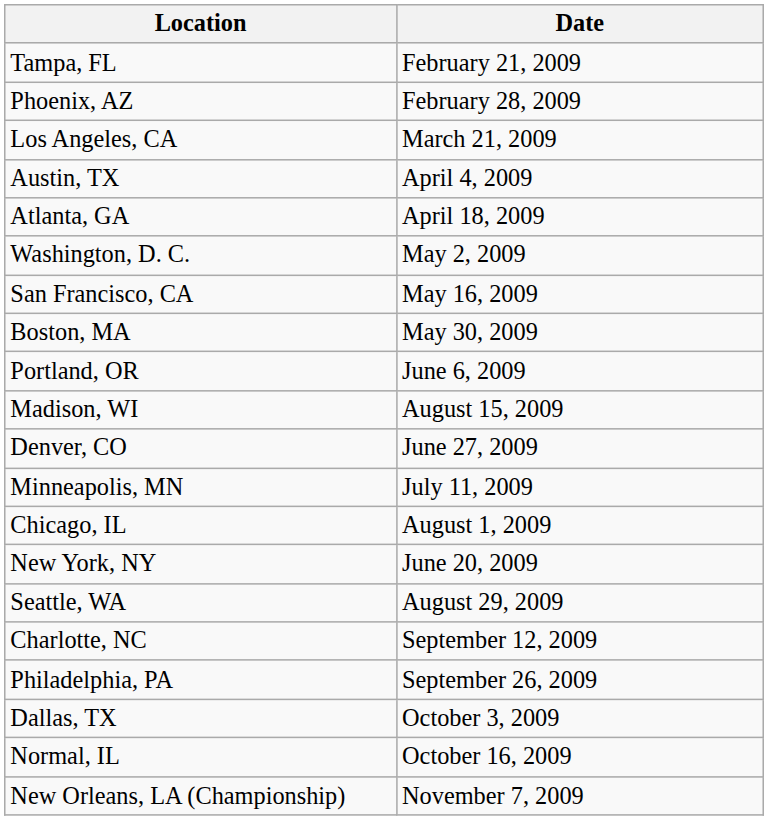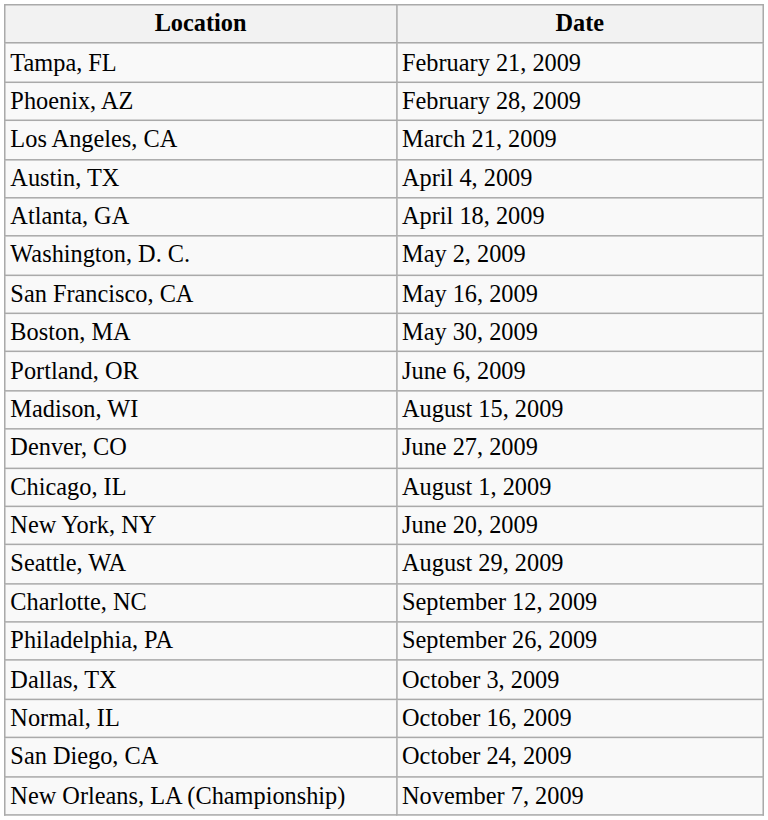- row: (97, 486)
+ row: (84, 756)
